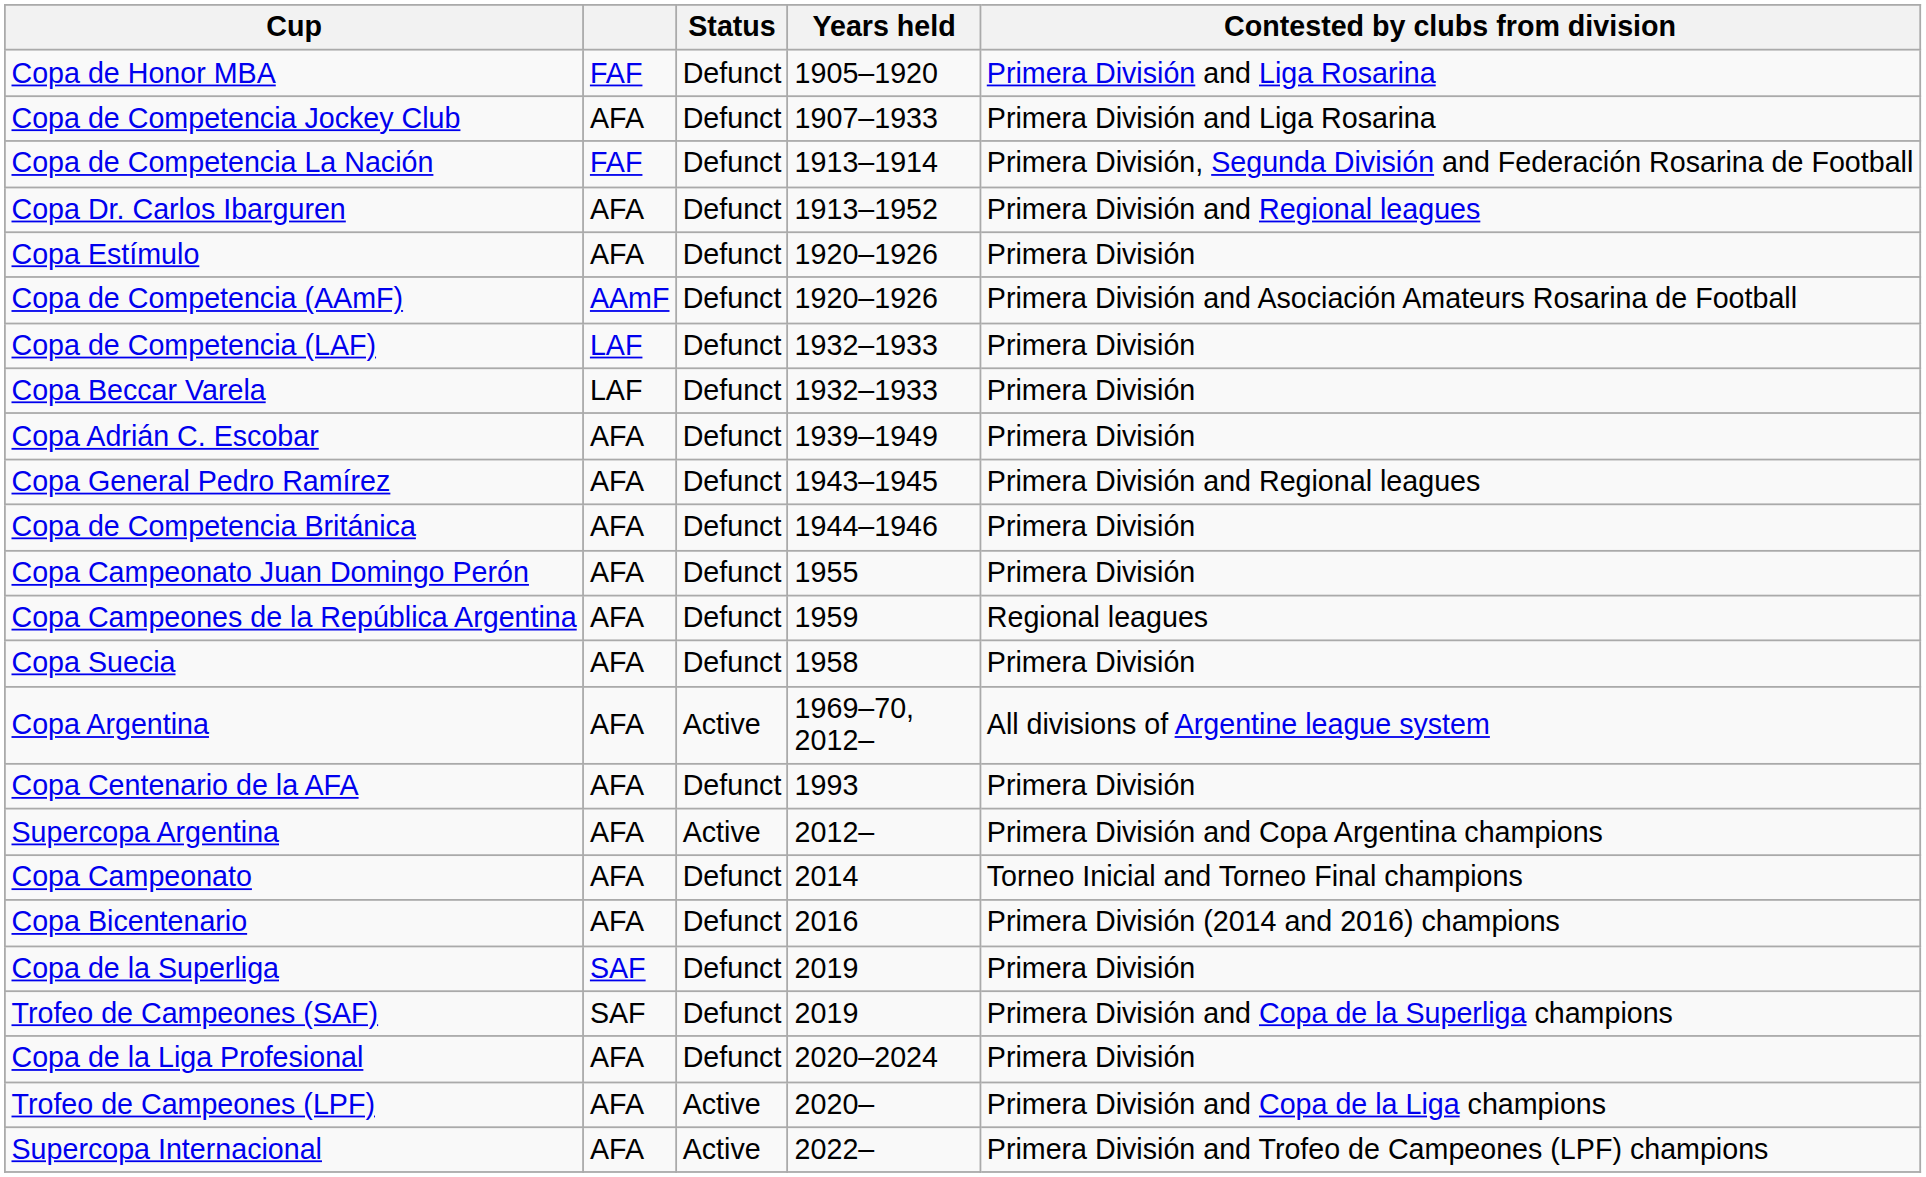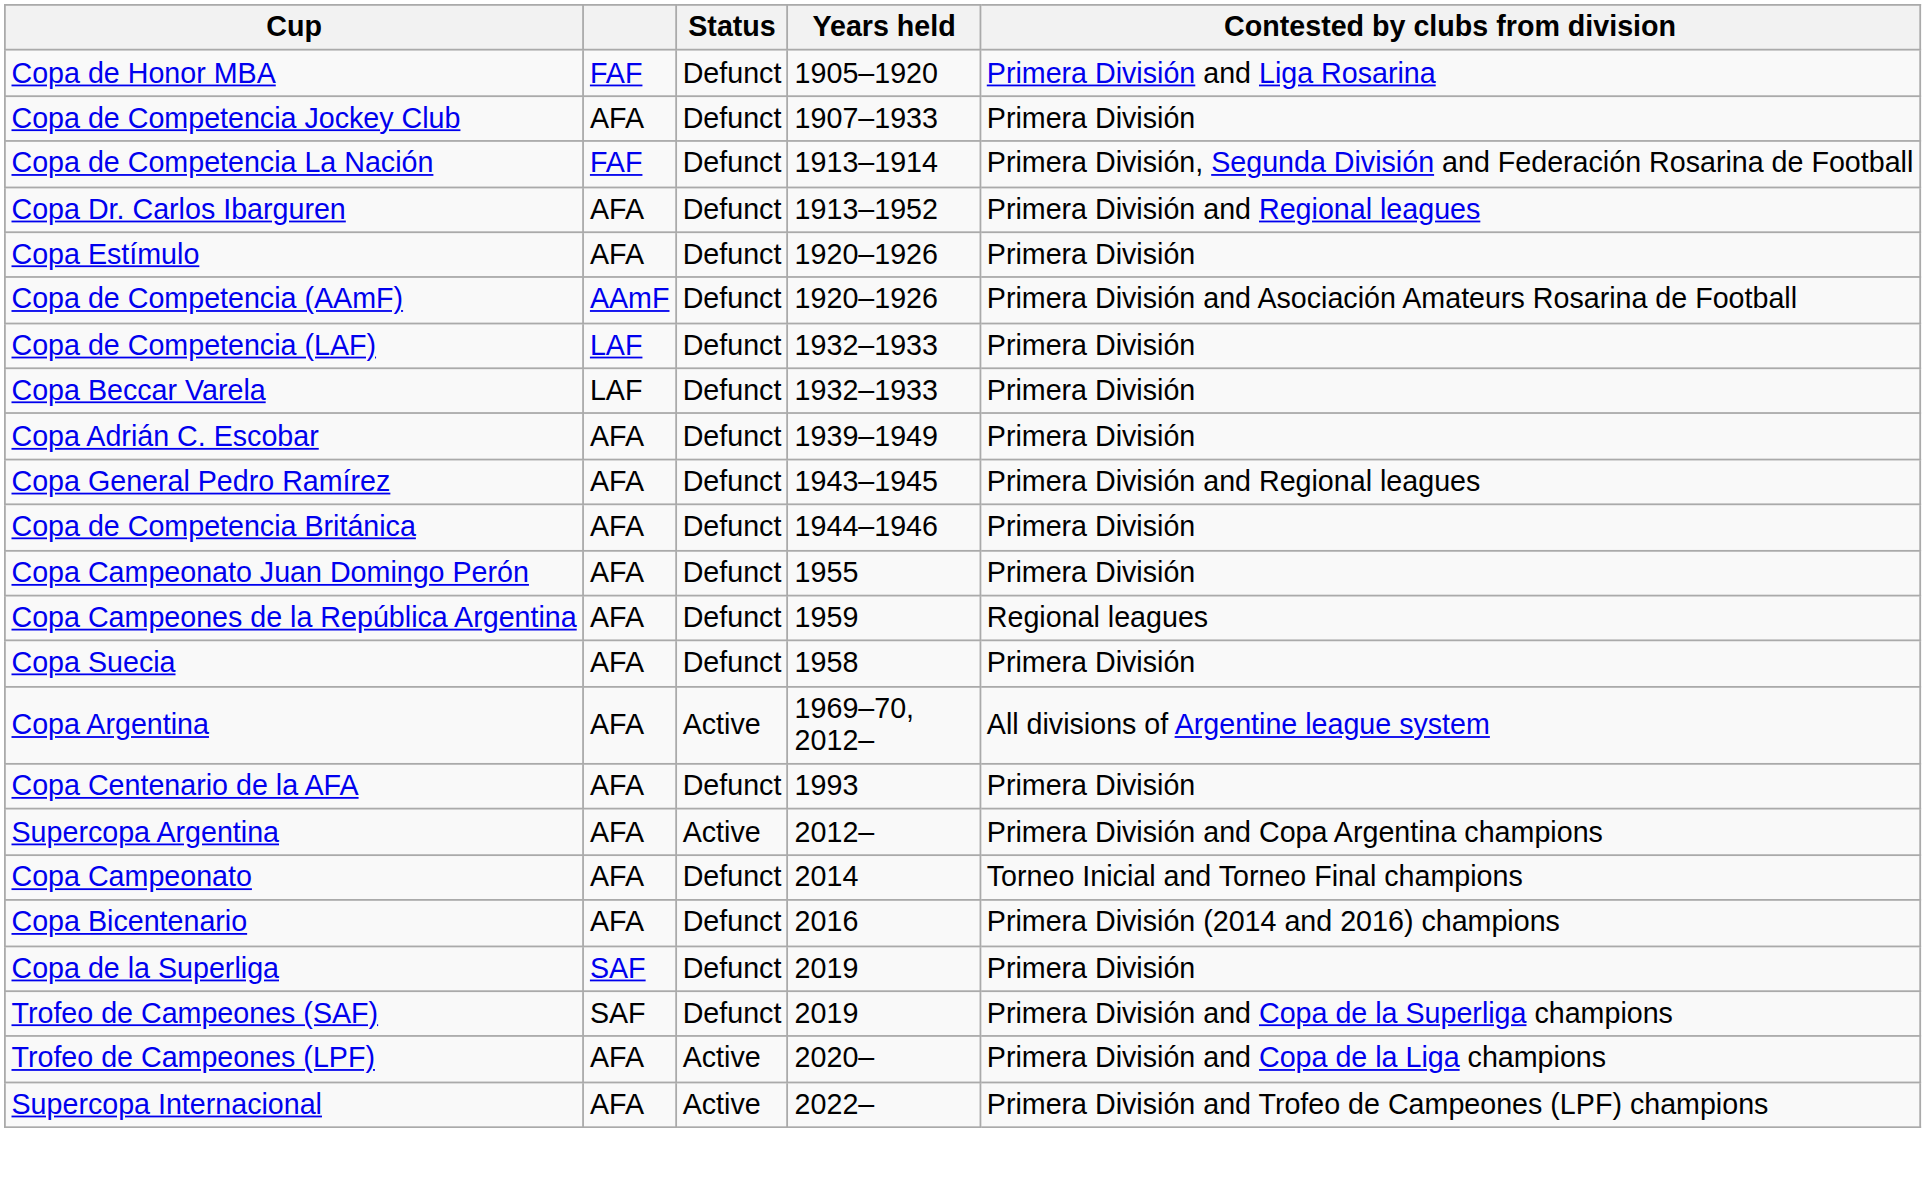(1211, 118) Primera División and Liga Rosarina -> (1091, 118) Primera División
- row: (187, 1058)
